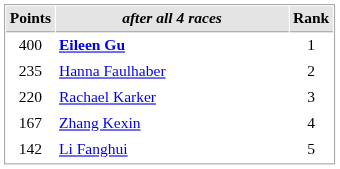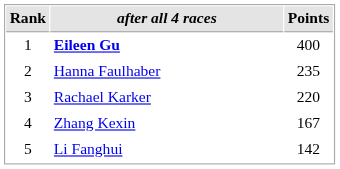columns swapped: (311, 18) <-> (30, 18)
